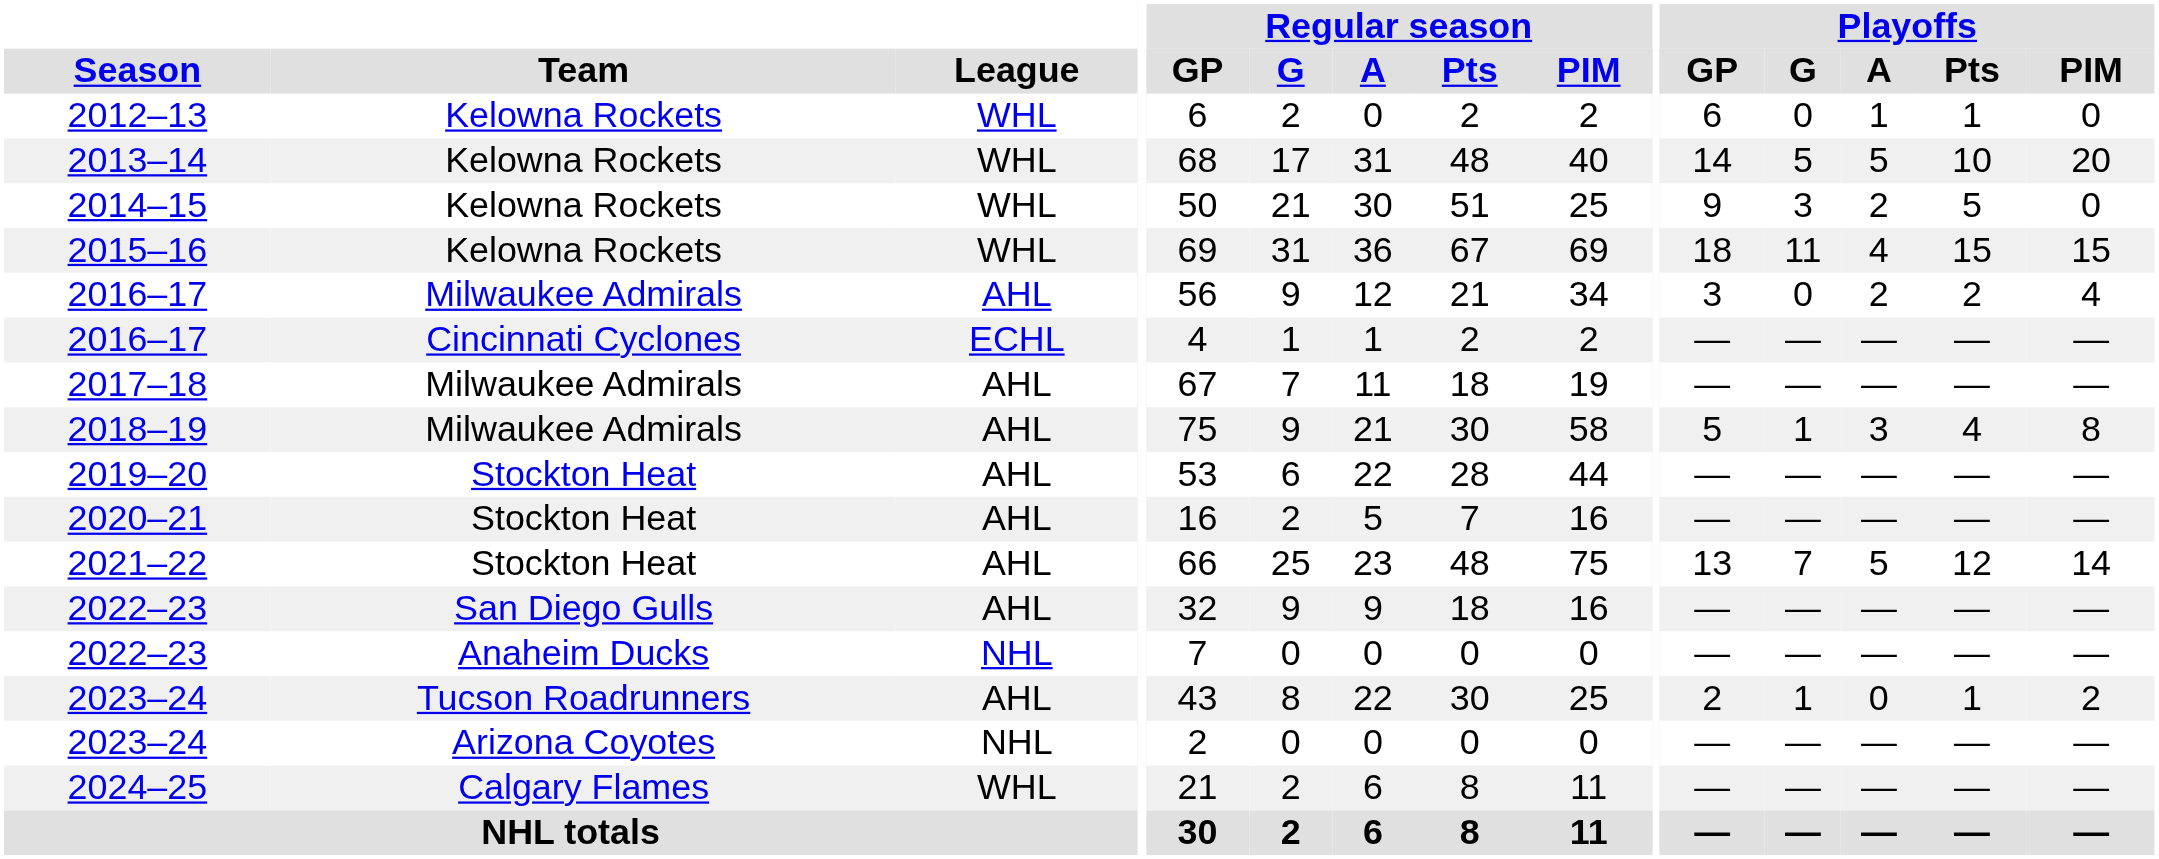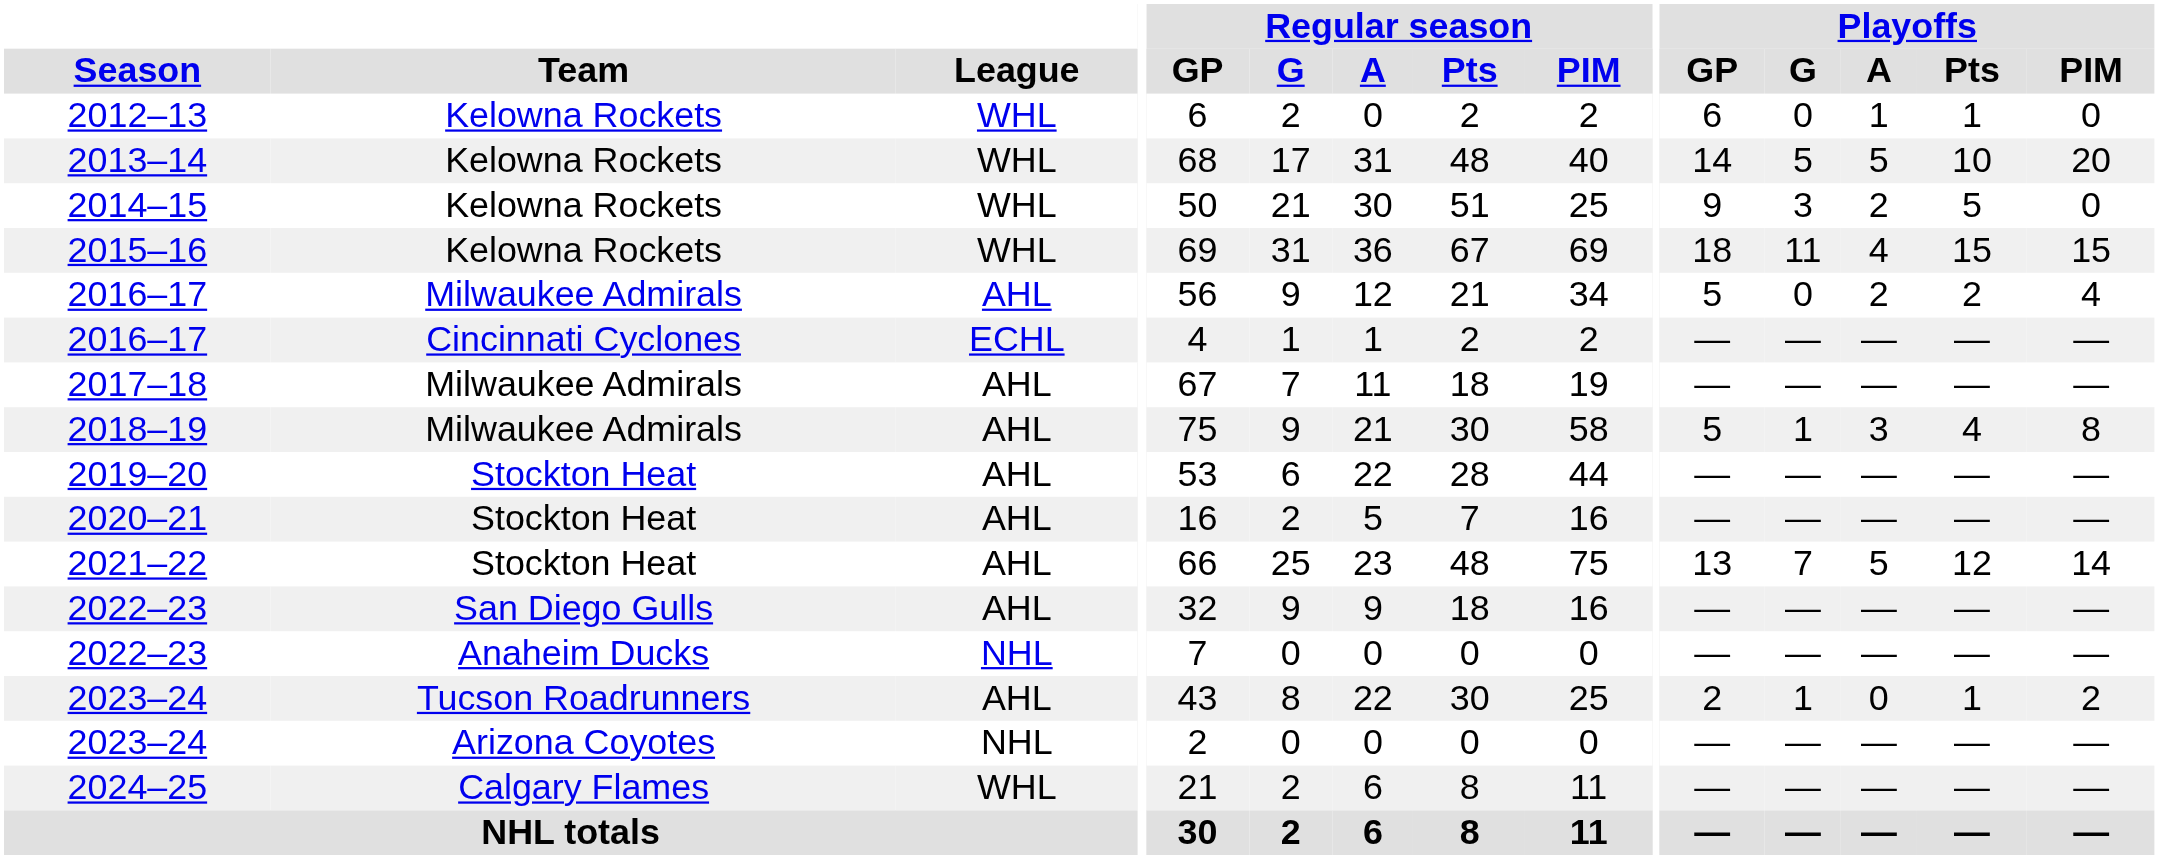(1712, 294) 3 -> (1712, 294) 5
